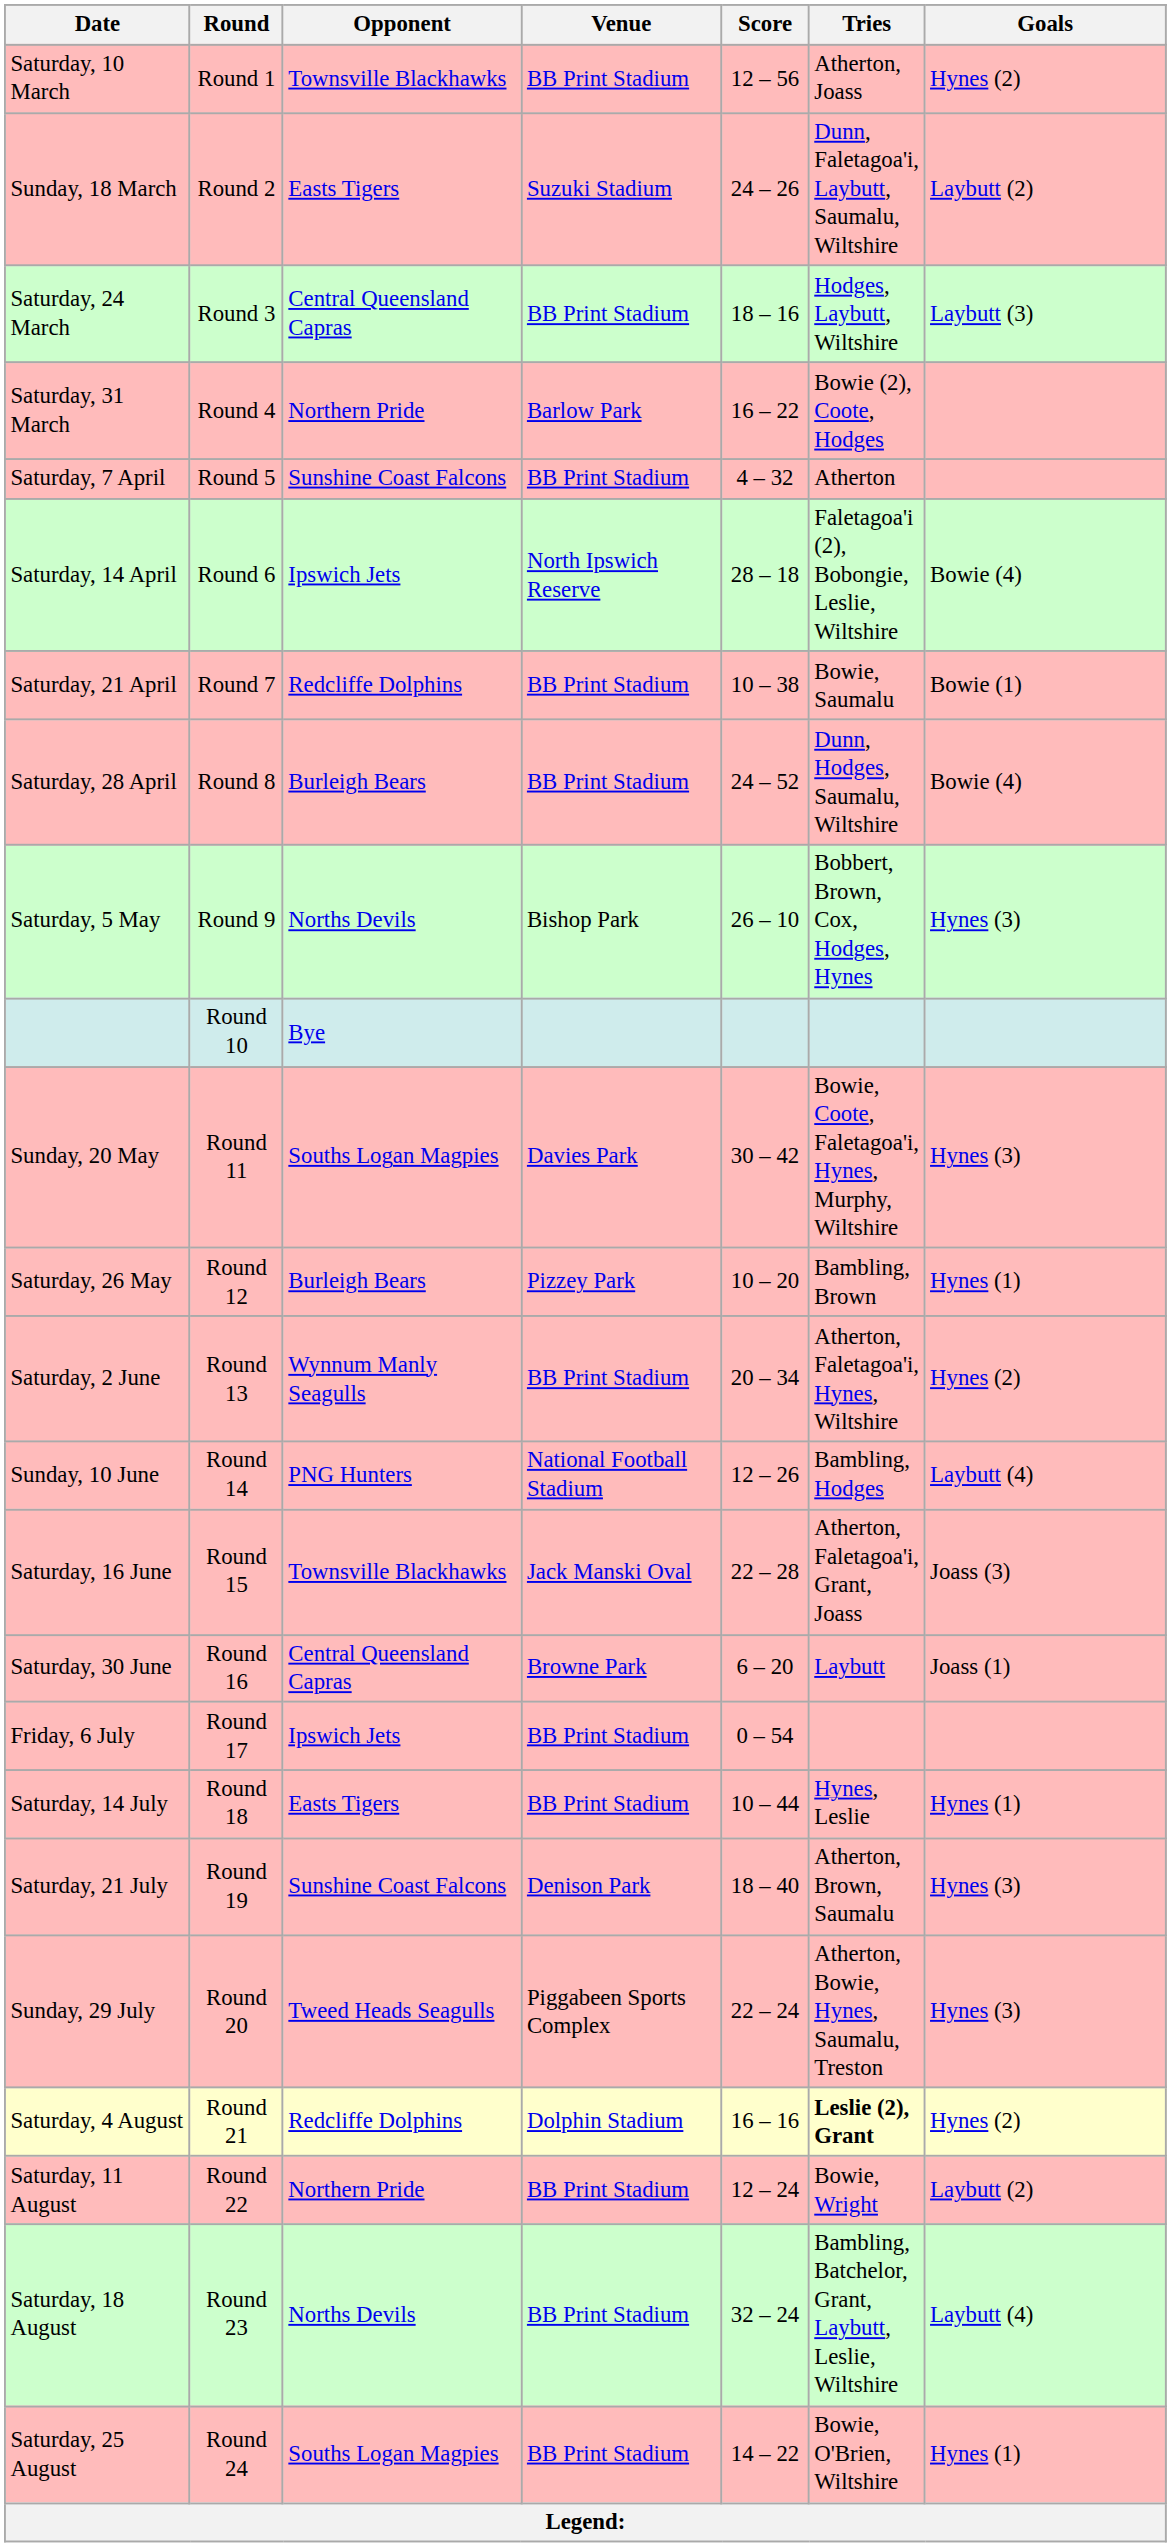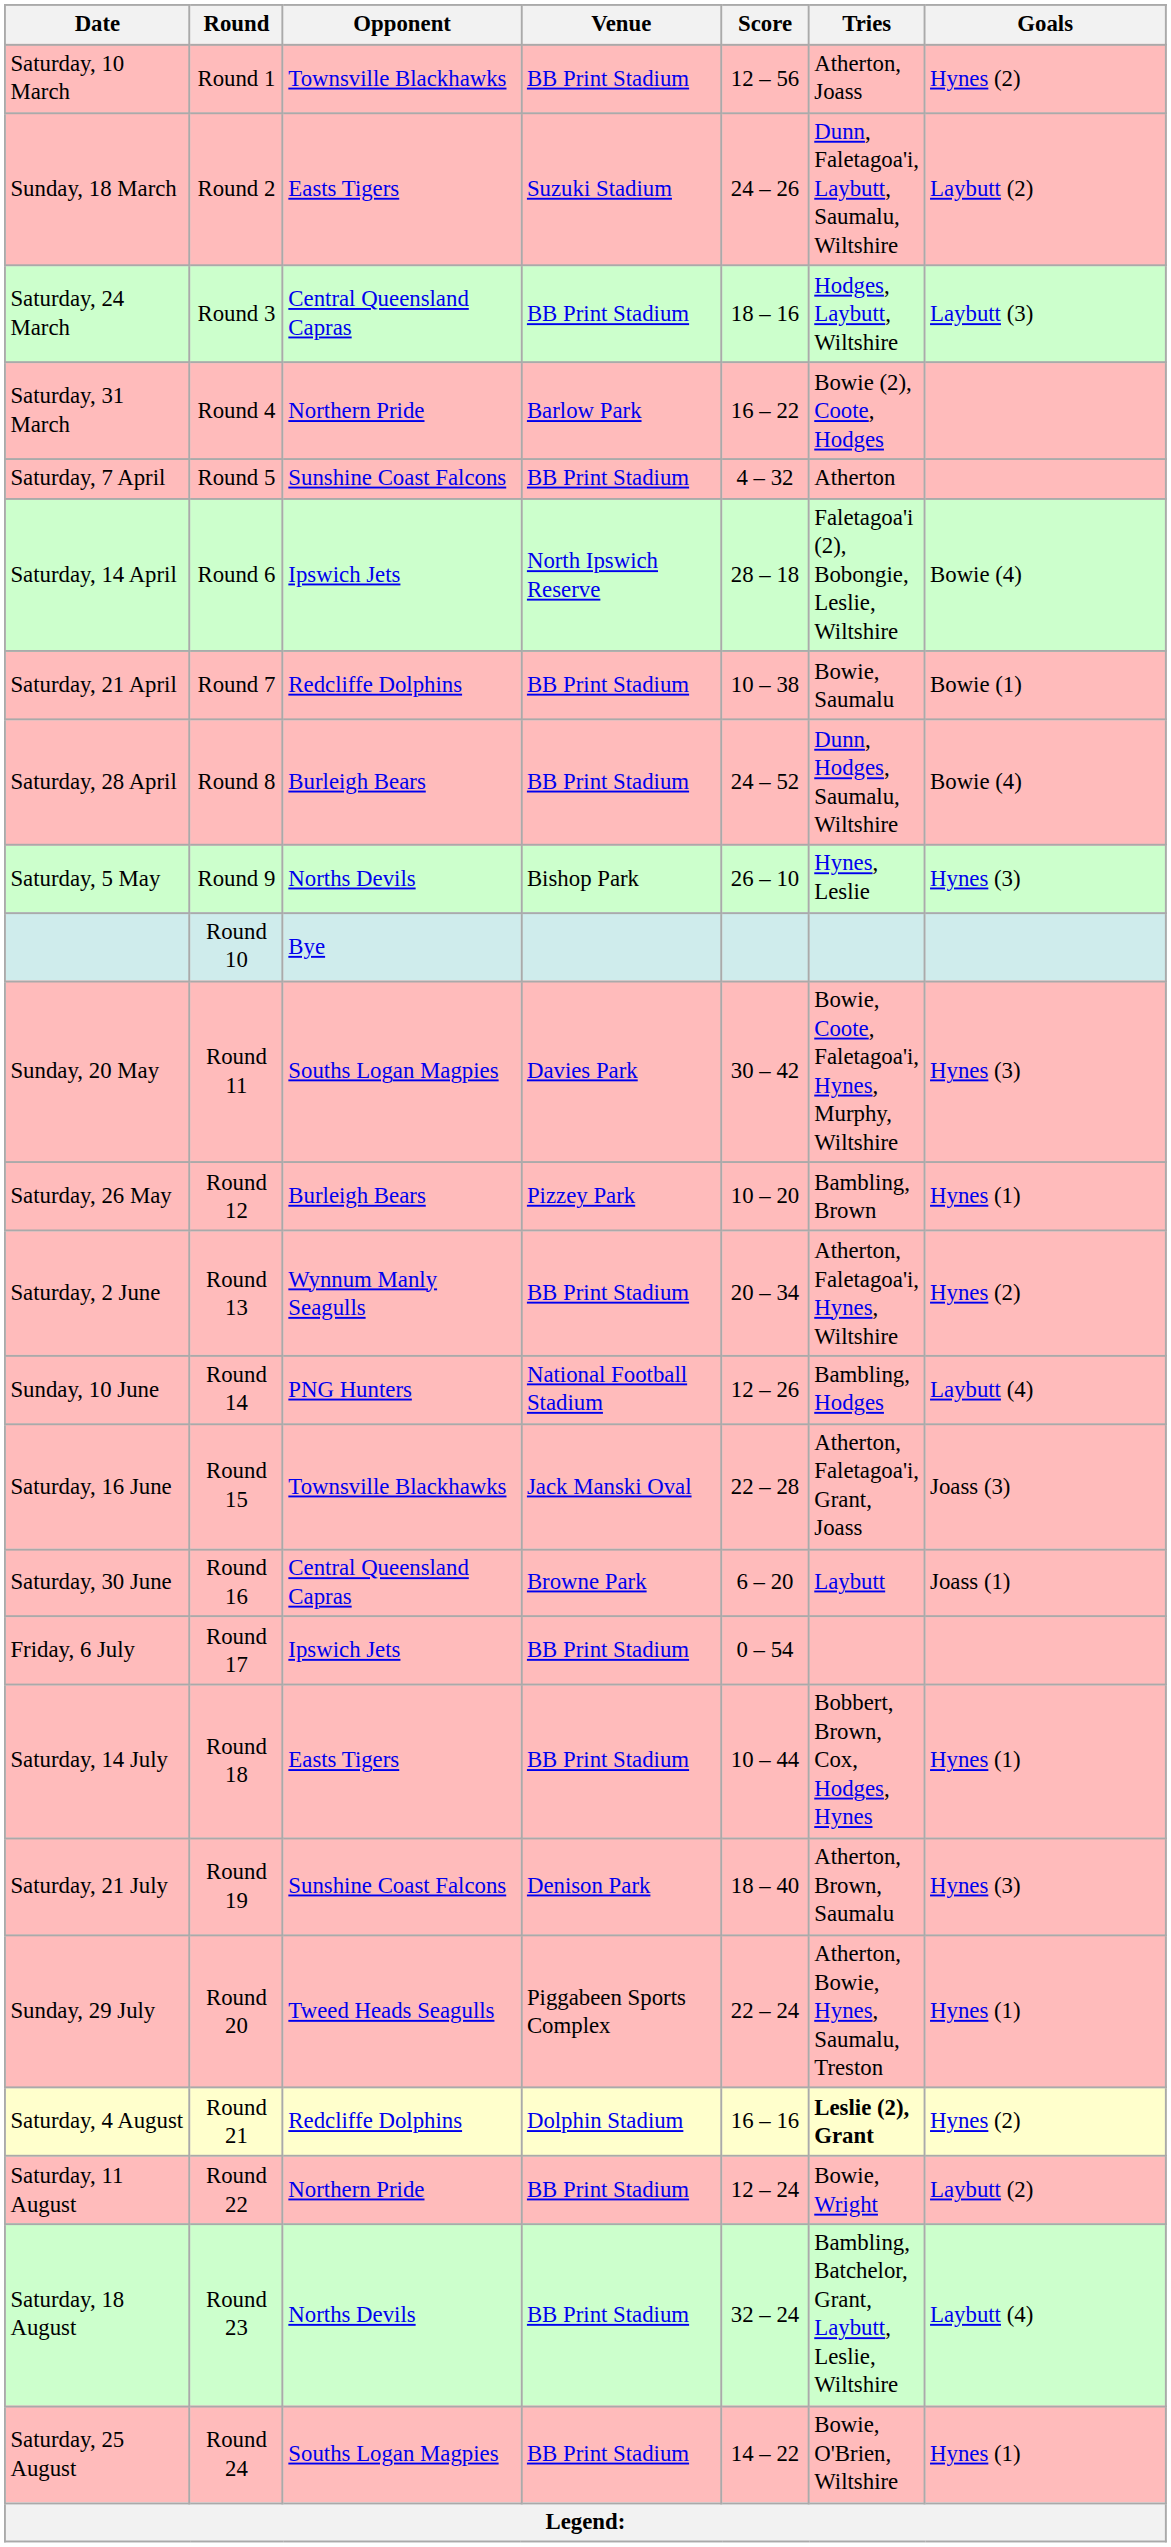(854, 921) Bobbert, Brown, Cox, Hodges, Hynes -> (846, 878) Hynes, Leslie
(846, 1803) Hynes, Leslie -> (854, 1760) Bobbert, Brown, Cox, Hodges, Hynes
(975, 2010) Hynes (3) -> (975, 2010) Hynes (1)
